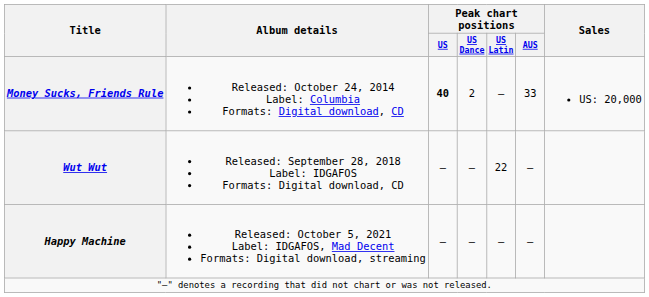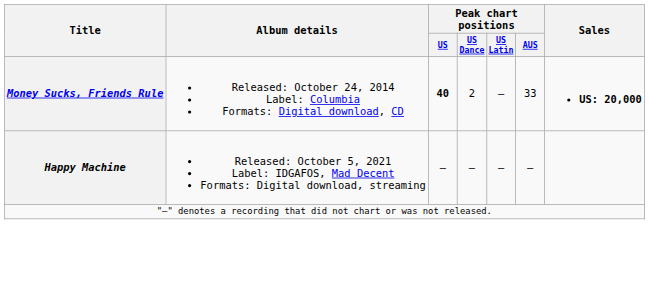(594, 100) normal -> (594, 100) bold
- row: (85, 167)
